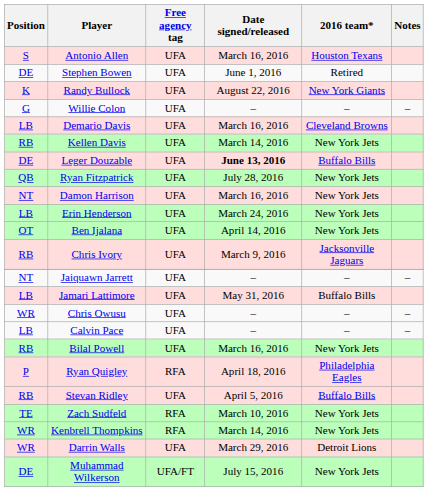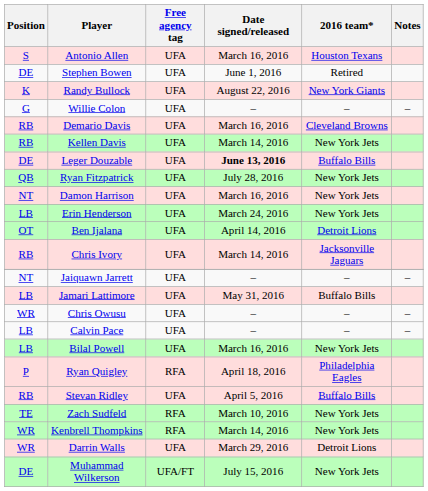(26, 125) LB -> (26, 125) RB
(347, 230) New York Jets -> (347, 230) Detroit Lions
(253, 254) March 9, 2016 -> (253, 254) March 14, 2016
(26, 348) RB -> (26, 348) LB
